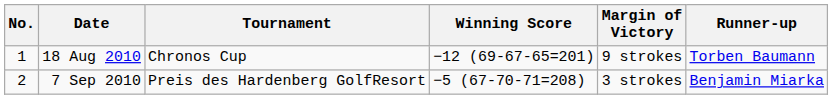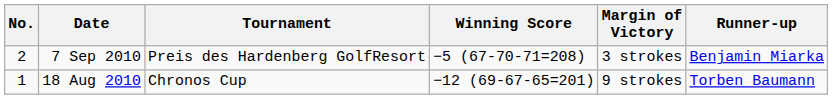rows swapped: (92, 58) <-> (96, 82)
